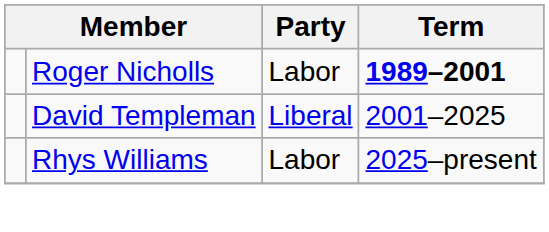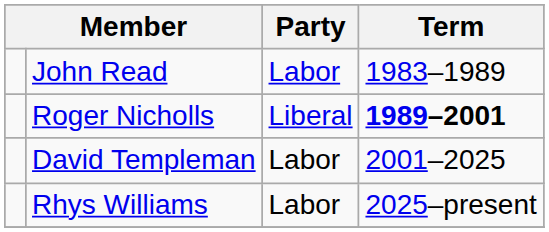+ row: (100, 71)
(304, 71) Labor -> (311, 115) Liberal
(311, 115) Liberal -> (304, 159) Labor
